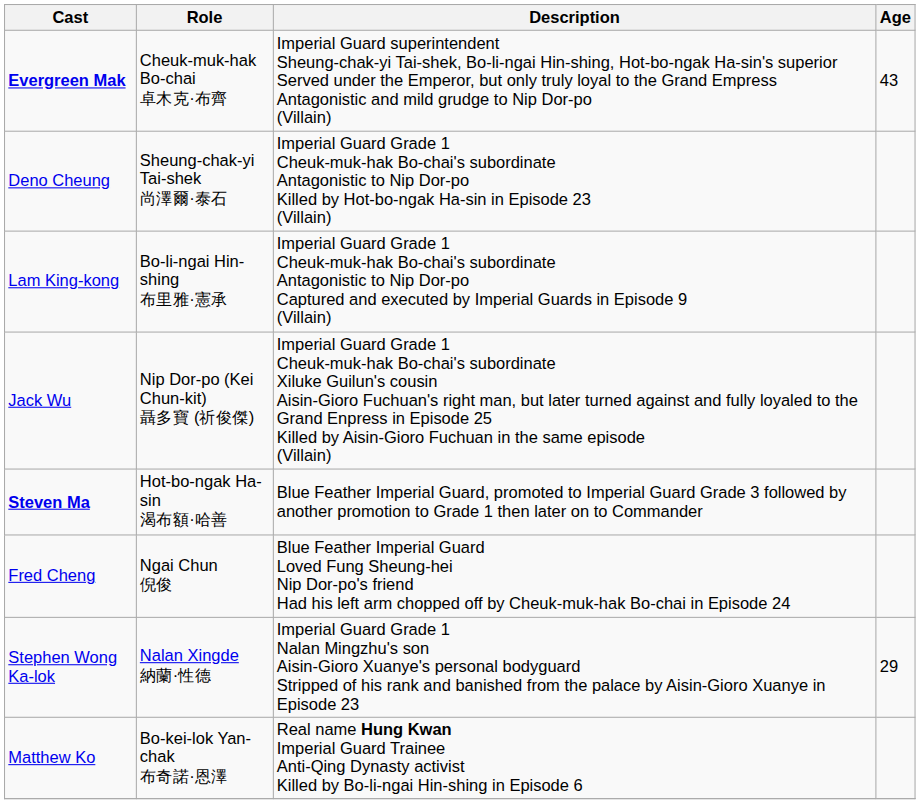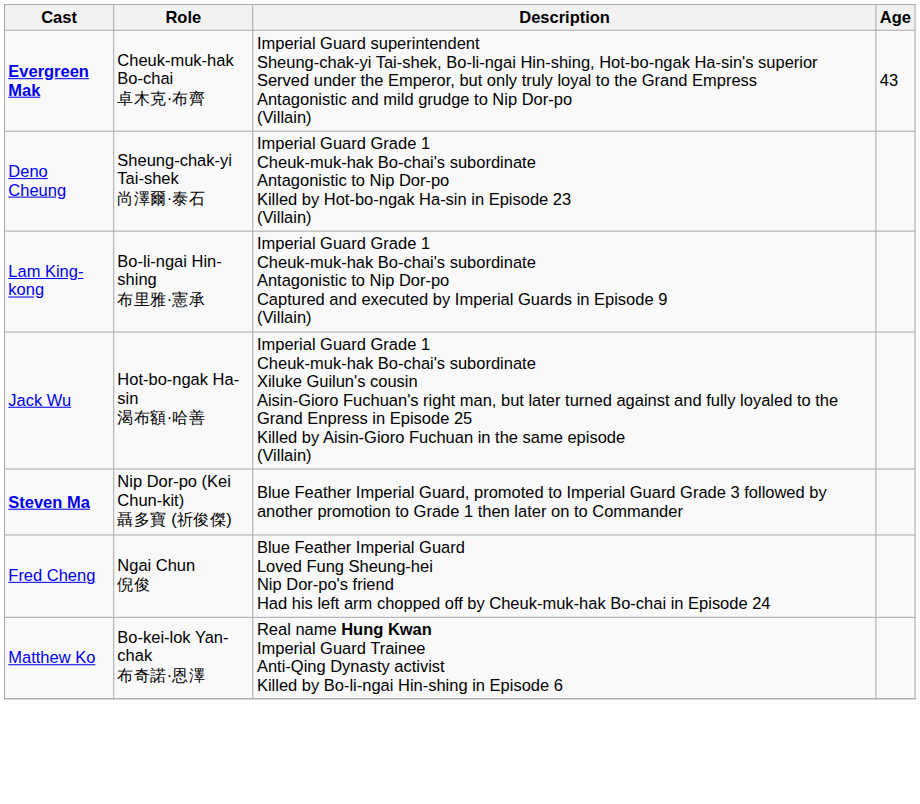(197, 399) Nip Dor-po (Kei Chun-kit) 聶多寶 (祈俊傑) -> (178, 399) Hot-bo-ngak Ha-sin 渴布額·哈善
(201, 501) Hot-bo-ngak Ha-sin 渴布額·哈善 -> (175, 501) Nip Dor-po (Kei Chun-kit) 聶多寶 (祈俊傑)
- row: (63, 667)
